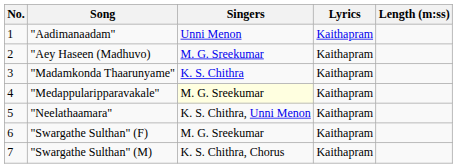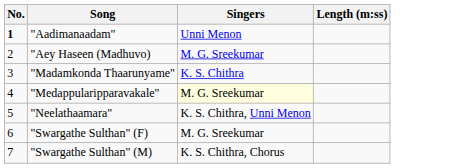- column: (345, 14)
(10, 34) normal -> (10, 34) bold
